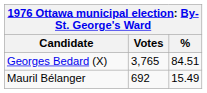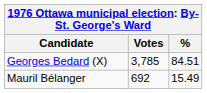(145, 61) 3,765 -> (145, 61) 3,785
